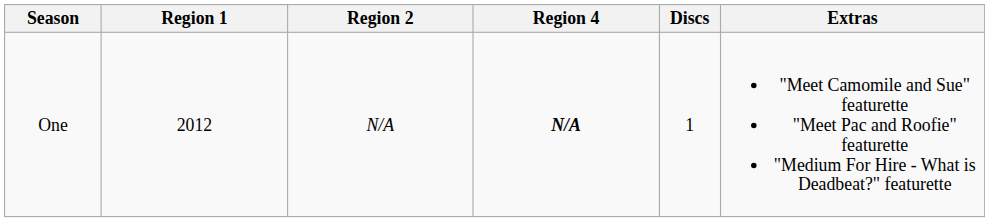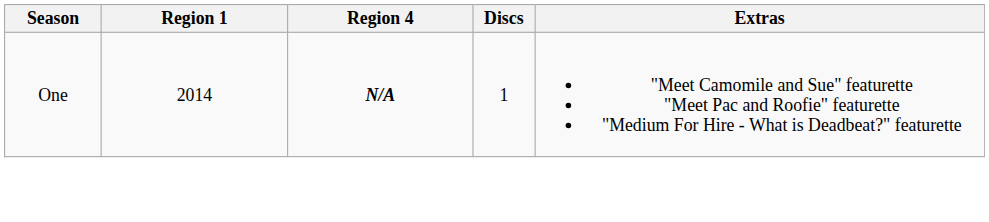- column: (380, 18)
(194, 124) 2012 -> (194, 94) 2014
